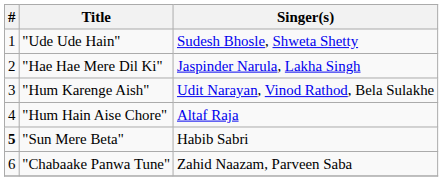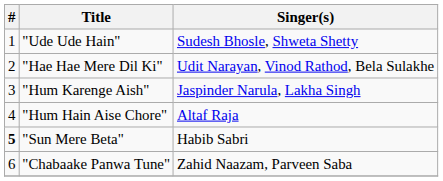(269, 66) Jaspinder Narula, Lakha Singh -> (306, 66) Udit Narayan, Vinod Rathod, Bela Sulakhe
(306, 90) Udit Narayan, Vinod Rathod, Bela Sulakhe -> (269, 90) Jaspinder Narula, Lakha Singh
